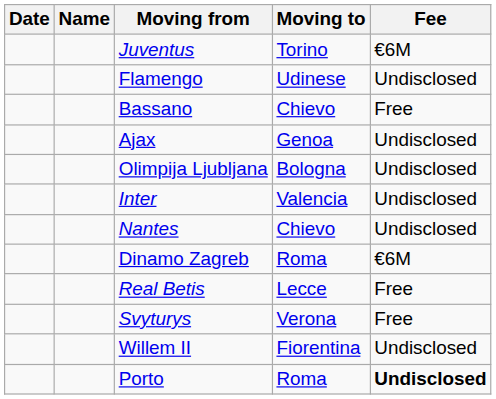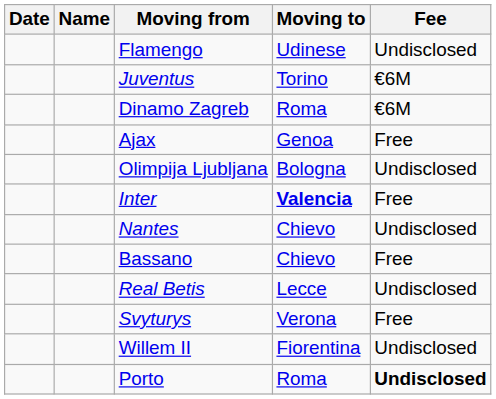rows swapped: (156, 49) <-> (161, 79)
rows swapped: (155, 109) <-> (184, 259)
(426, 139) Undisclosed -> (394, 139) Free
(312, 199) normal -> (314, 199) bold
(426, 199) Undisclosed -> (394, 199) Free
(394, 288) Free -> (426, 288) Undisclosed
